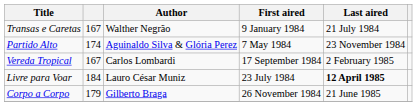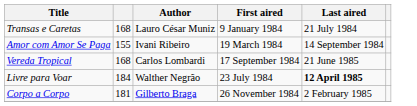(93, 28) 167 -> (123, 28) 168
(138, 28) Walther Negrão -> (175, 28) Lauro César Muniz
+ row: (59, 45)
- row: (32, 45)
(93, 61) 167 -> (123, 61) 168
(360, 61) 2 February 1985 -> (331, 61) 21 June 1985
(145, 77) Lauro César Muniz -> (168, 77) Walther Negrão
(93, 93) 179 -> (123, 93) 181
(353, 93) 21 June 1985 -> (338, 93) 2 February 1985
